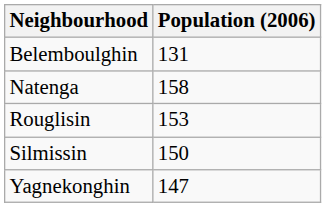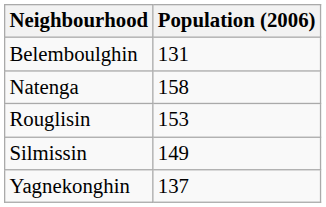(173, 152) 150 -> (173, 152) 149
(173, 185) 147 -> (173, 185) 137
